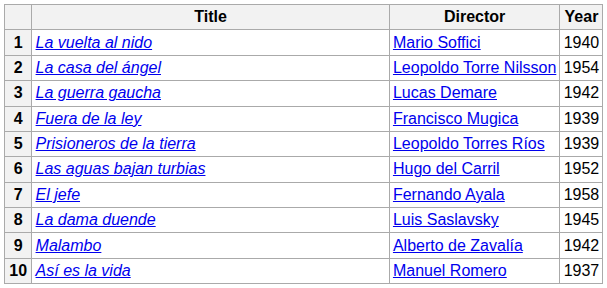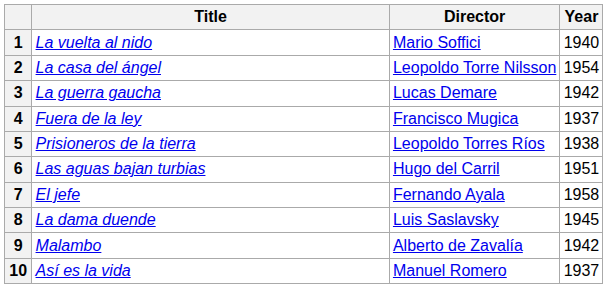(581, 118) 1939 -> (581, 118) 1937
(581, 144) 1939 -> (581, 144) 1938
(581, 169) 1952 -> (581, 169) 1951
